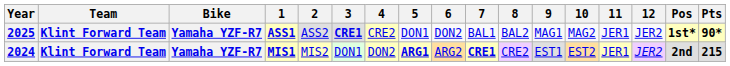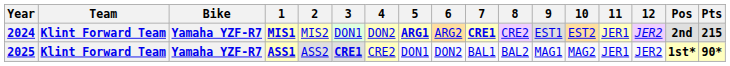rows swapped: (21, 52) <-> (21, 33)
